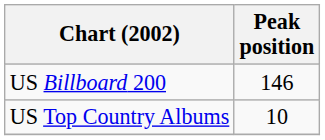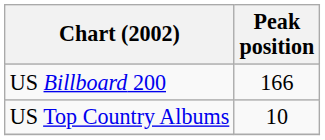(277, 81) 146 -> (277, 81) 166
